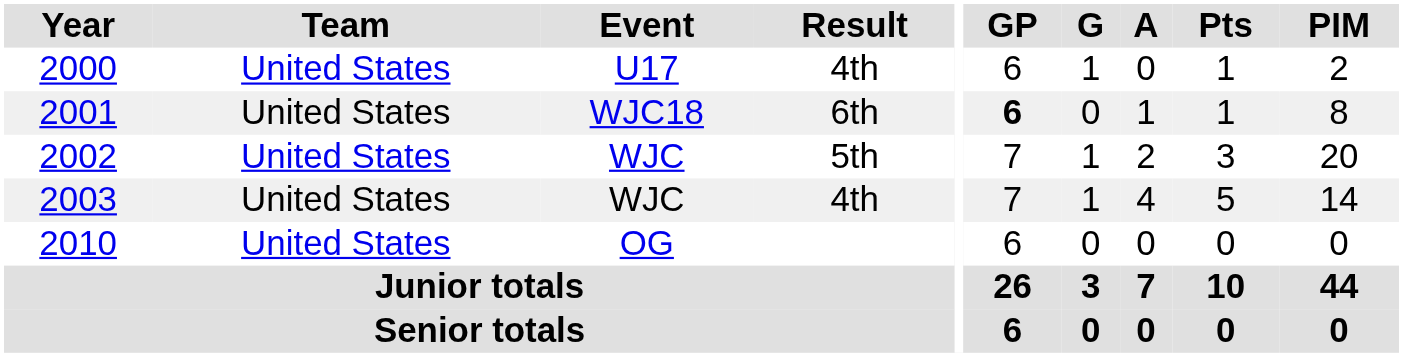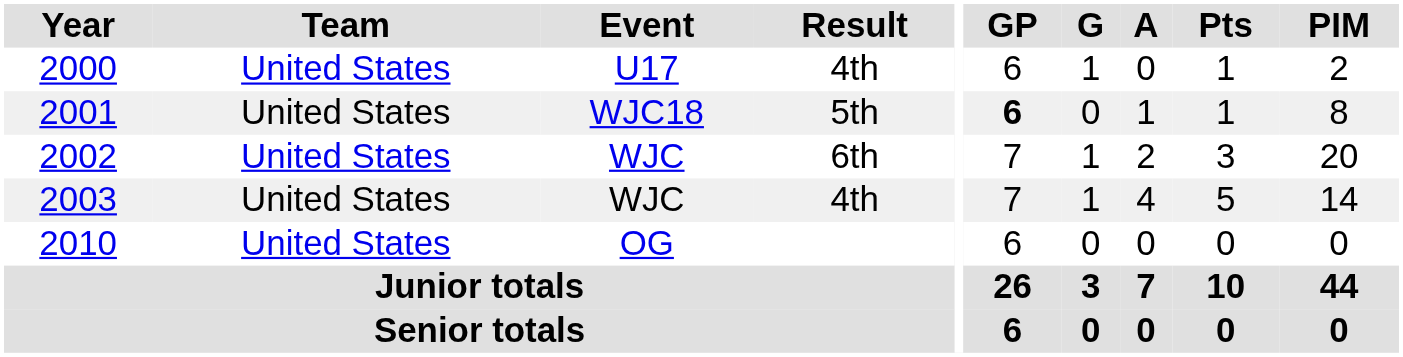(855, 112) 6th -> (855, 112) 5th
(855, 156) 5th -> (855, 156) 6th
